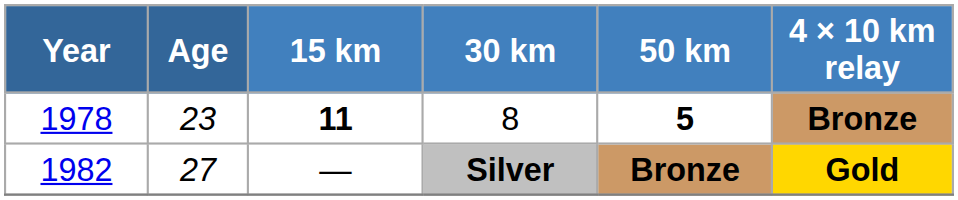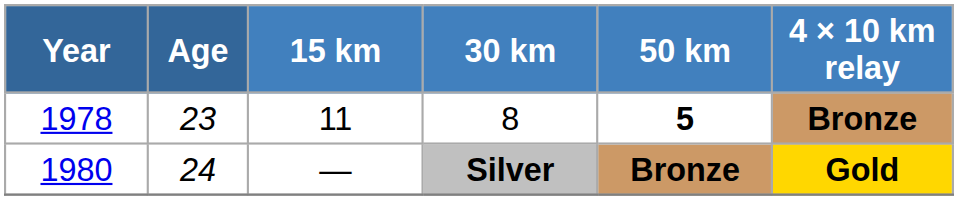(336, 118) bold -> (336, 118) normal
(76, 170) 1982 -> (76, 170) 1980
(198, 170) 27 -> (198, 170) 24
